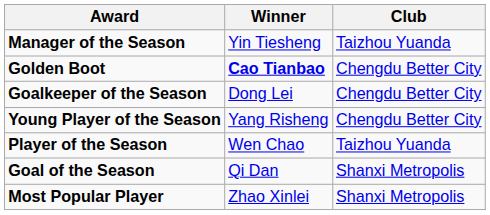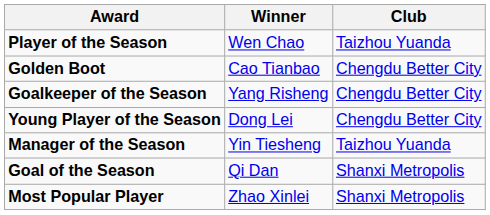rows swapped: (88, 145) <-> (97, 42)
(277, 68) bold -> (274, 68) normal
(261, 94) Dong Lei -> (278, 94) Yang Risheng
(278, 119) Yang Risheng -> (261, 119) Dong Lei
